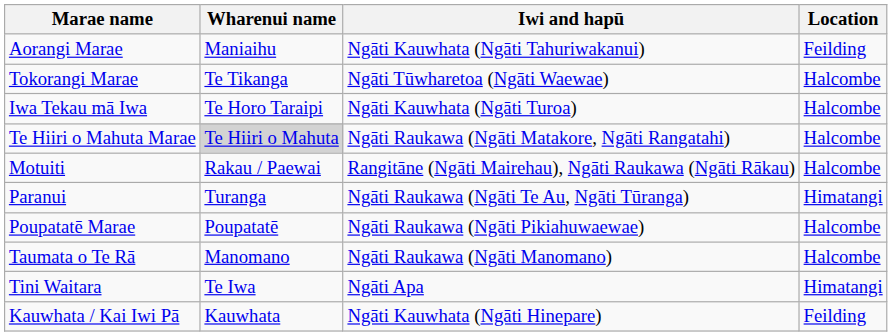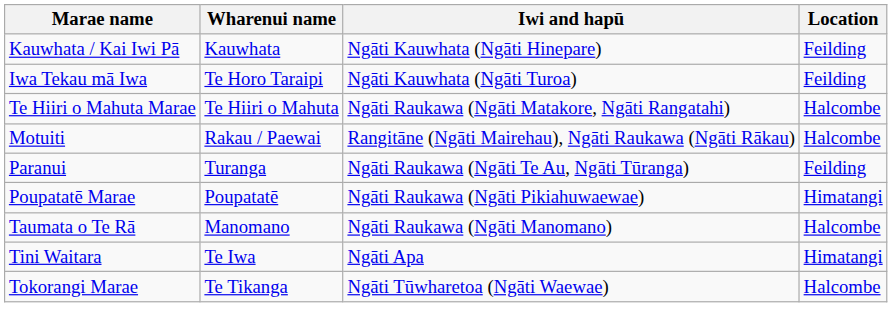- row: (66, 49)
rows swapped: (94, 316) <-> (73, 78)
(842, 108) Halcombe -> (835, 78) Feilding
(272, 138) lightgrey background -> (272, 108) no background
(843, 197) Himatangi -> (835, 167) Feilding
(842, 227) Halcombe -> (843, 197) Himatangi
